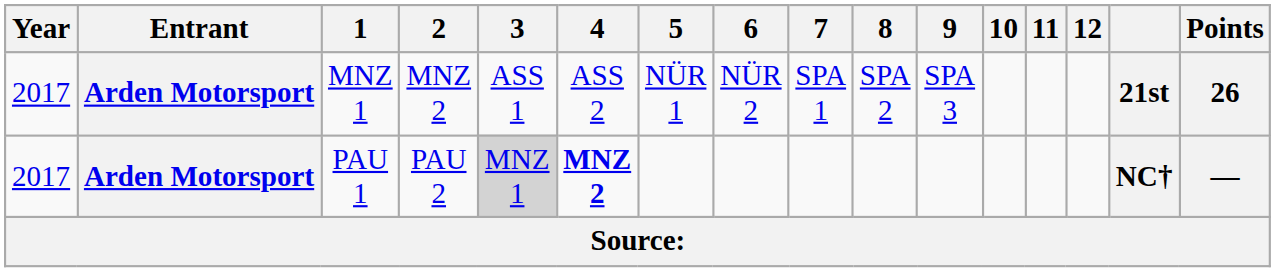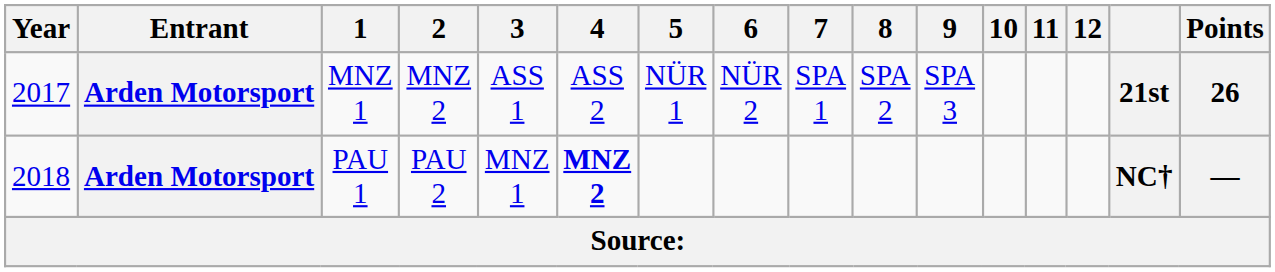(41, 175) 2017 -> (41, 175) 2018
(517, 175) lightgrey background -> (517, 175) no background
